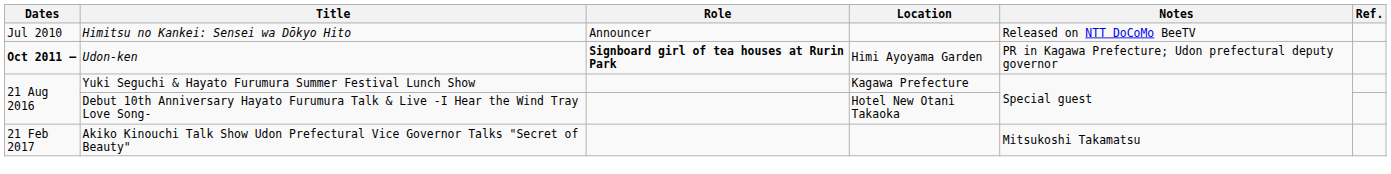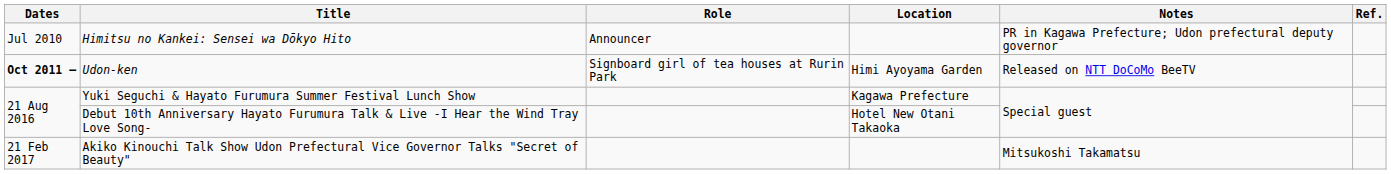(1099, 32) Released on NTT DoCoMo BeeTV -> (1168, 39) PR in Kagawa Prefecture; Udon prefectural deputy governor
(717, 58) bold -> (717, 71) normal
(1168, 58) PR in Kagawa Prefecture; Udon prefectural deputy governor -> (1099, 71) Released on NTT DoCoMo BeeTV
